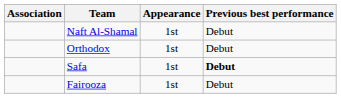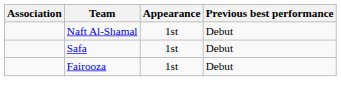- row: (88, 48)
(220, 66) bold -> (219, 48) normal
